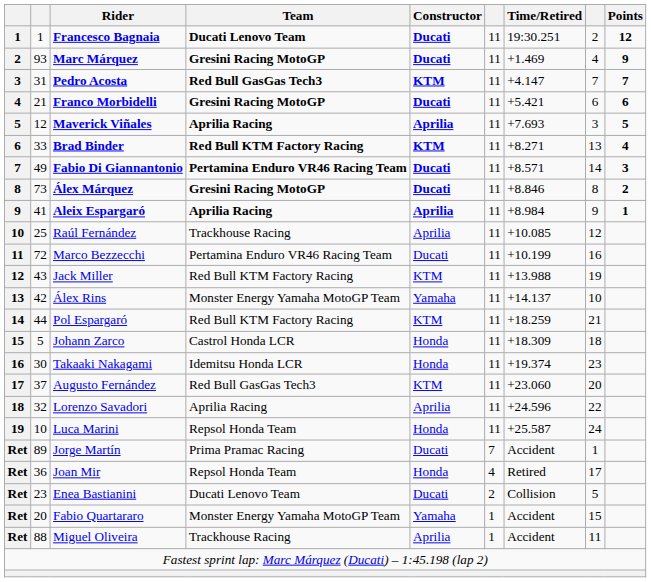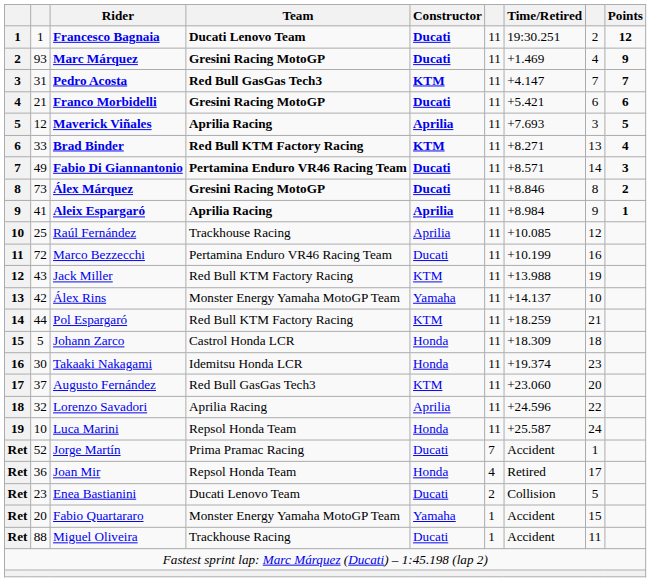(40, 450) 89 -> (40, 450) 52
(432, 537) Aprilia -> (431, 537) Ducati
